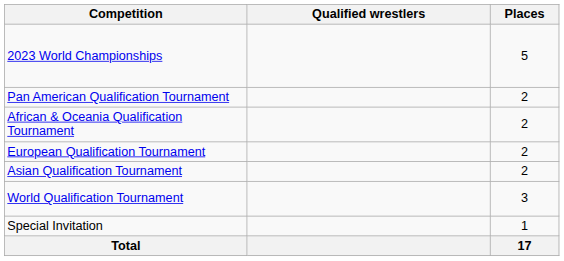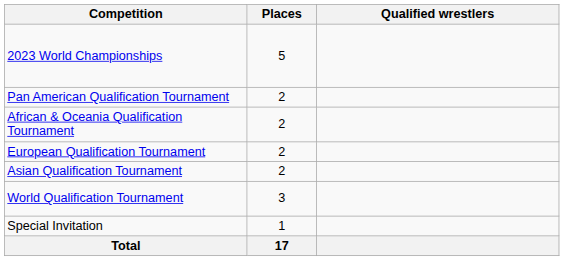columns swapped: (525, 14) <-> (369, 14)
